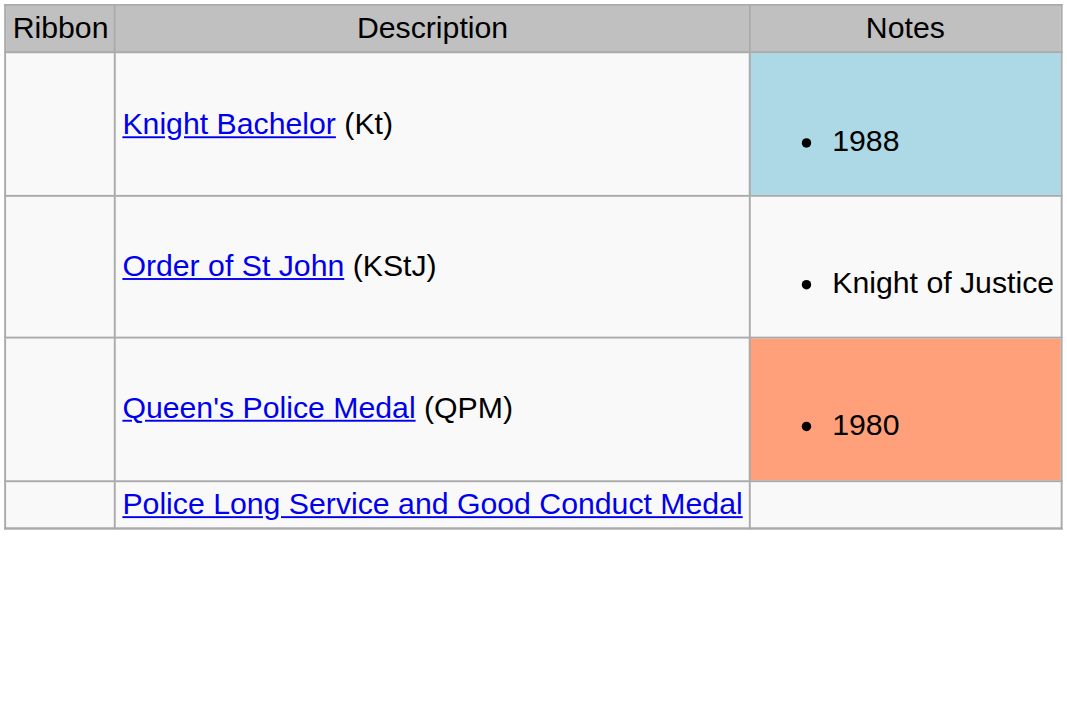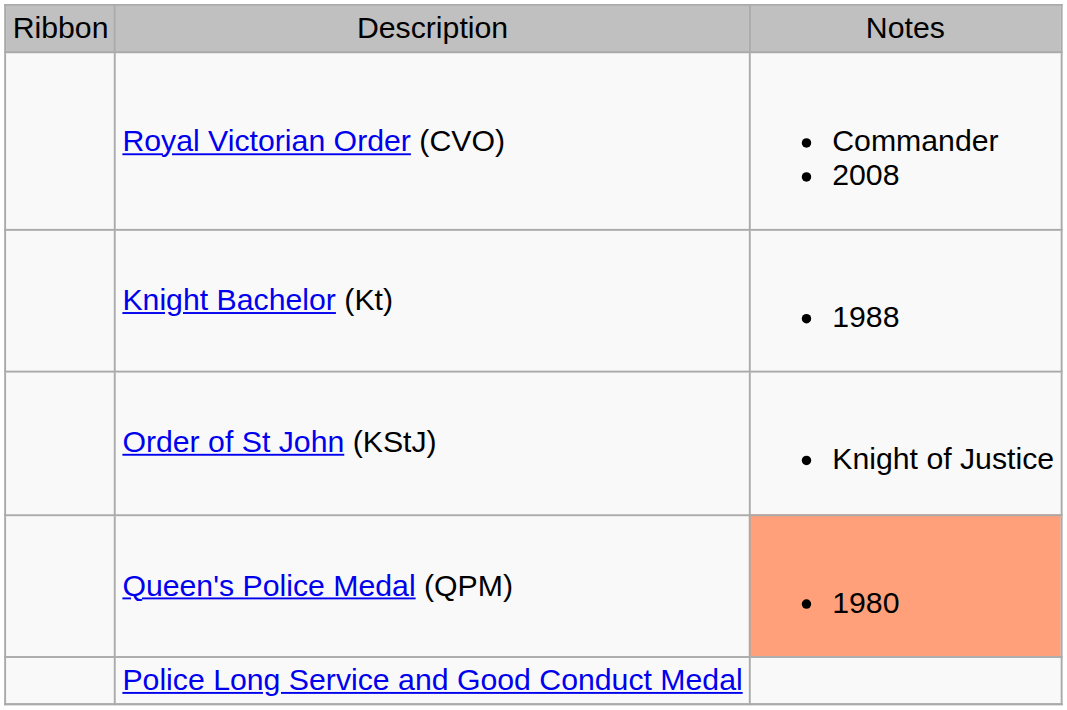+ row: (314, 140)
(905, 141) lightblue background -> (905, 318) no background
